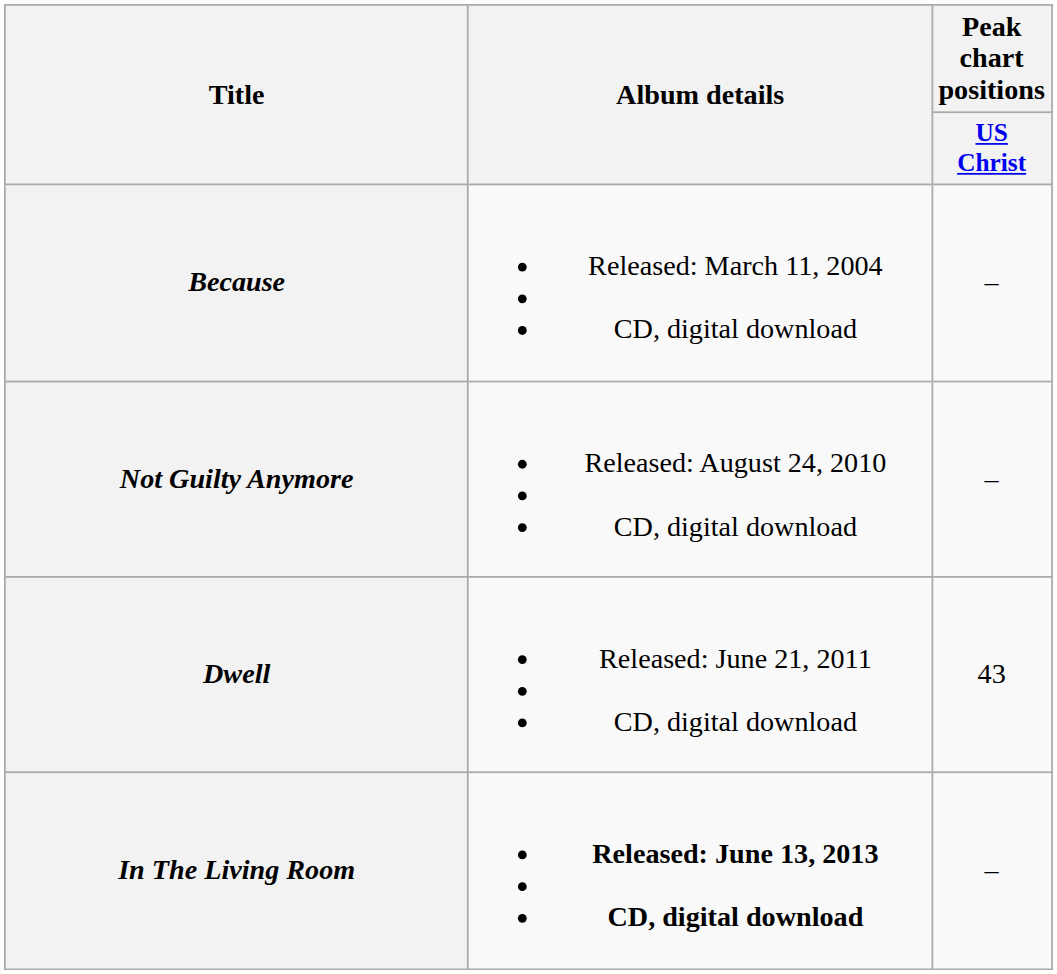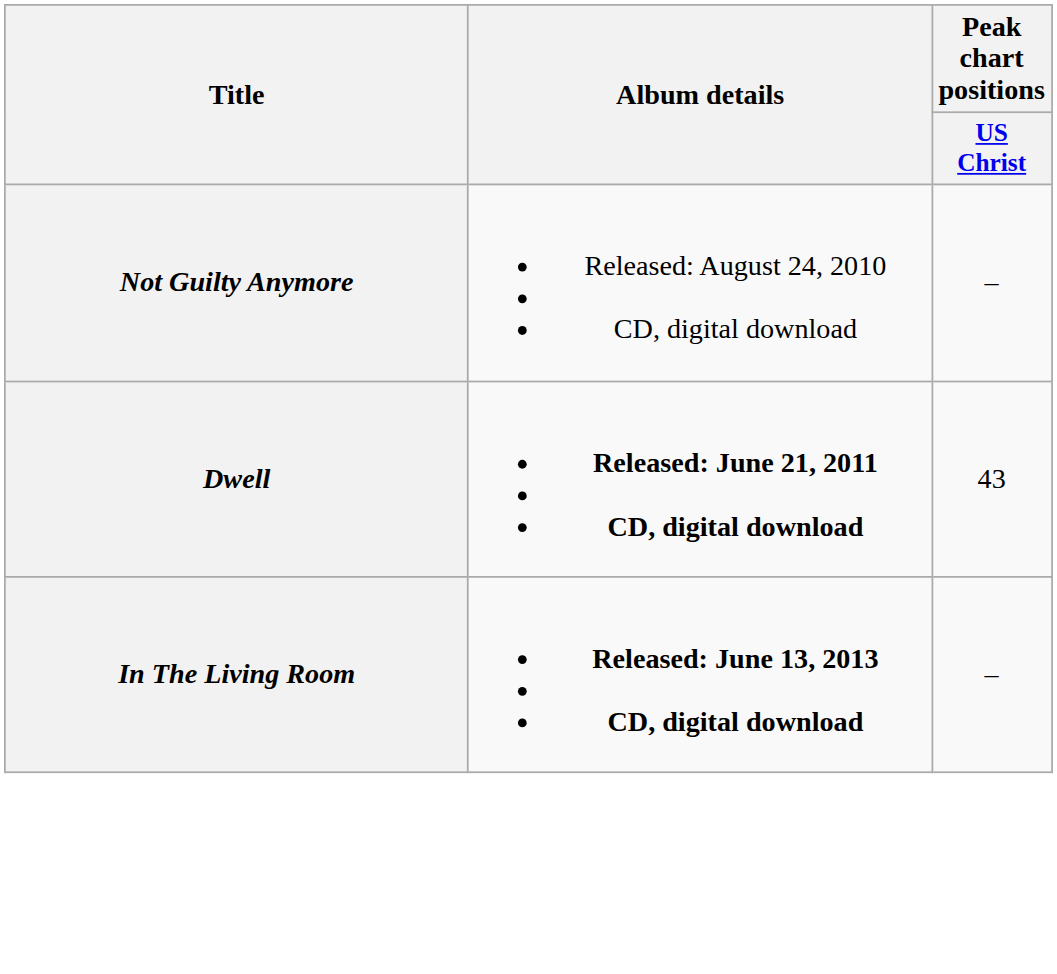- row: (237, 282)
(700, 691) normal -> (700, 494) bold
